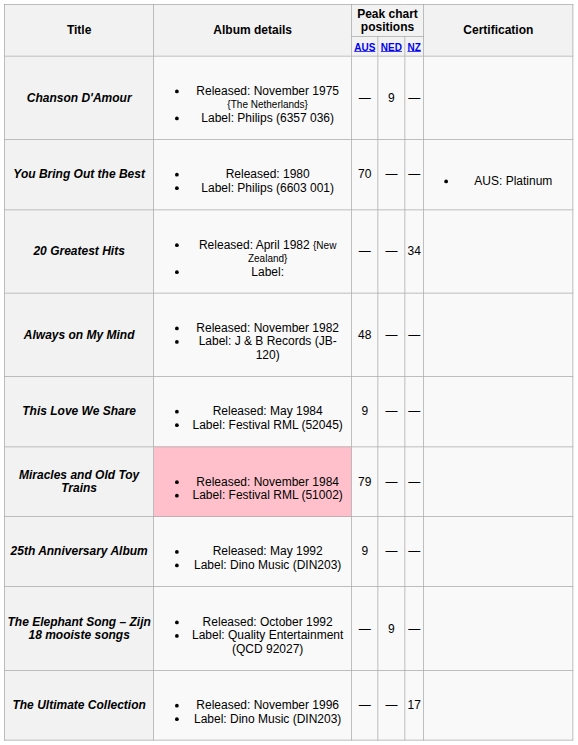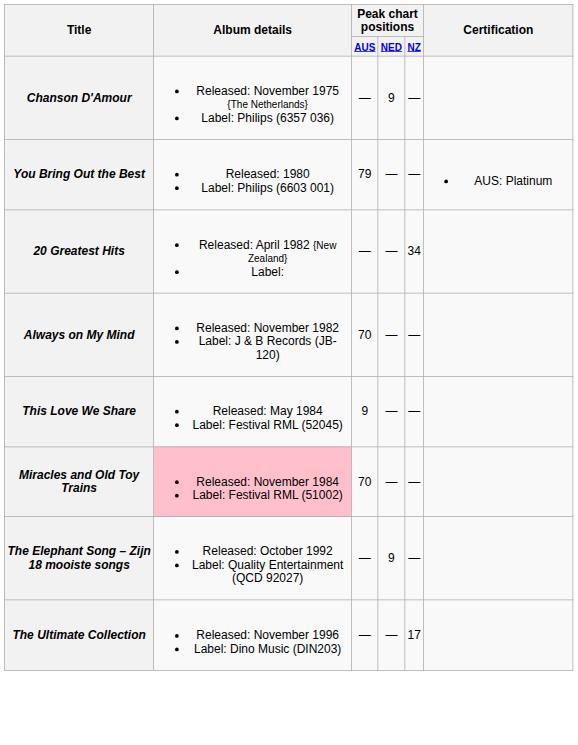(365, 174) 70 -> (365, 174) 79
(365, 334) 48 -> (365, 334) 70
(365, 481) 79 -> (365, 481) 70
- row: (79, 551)
